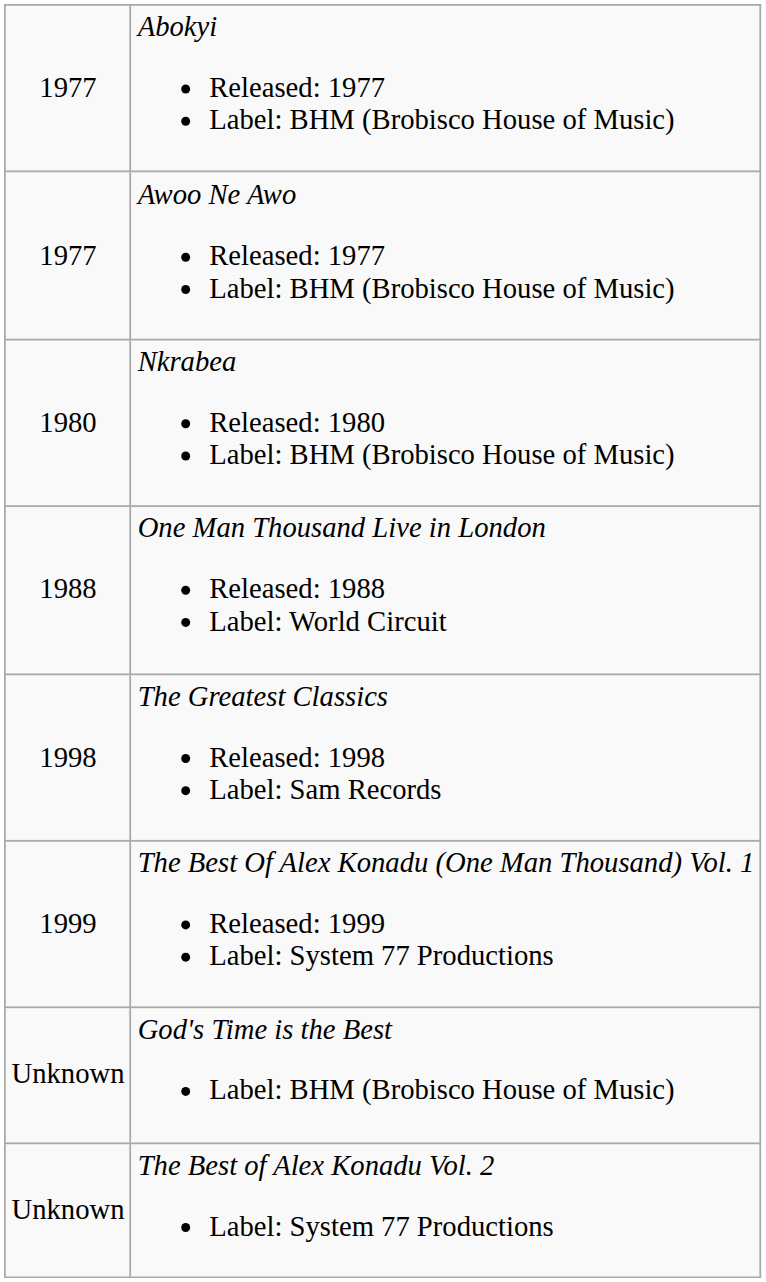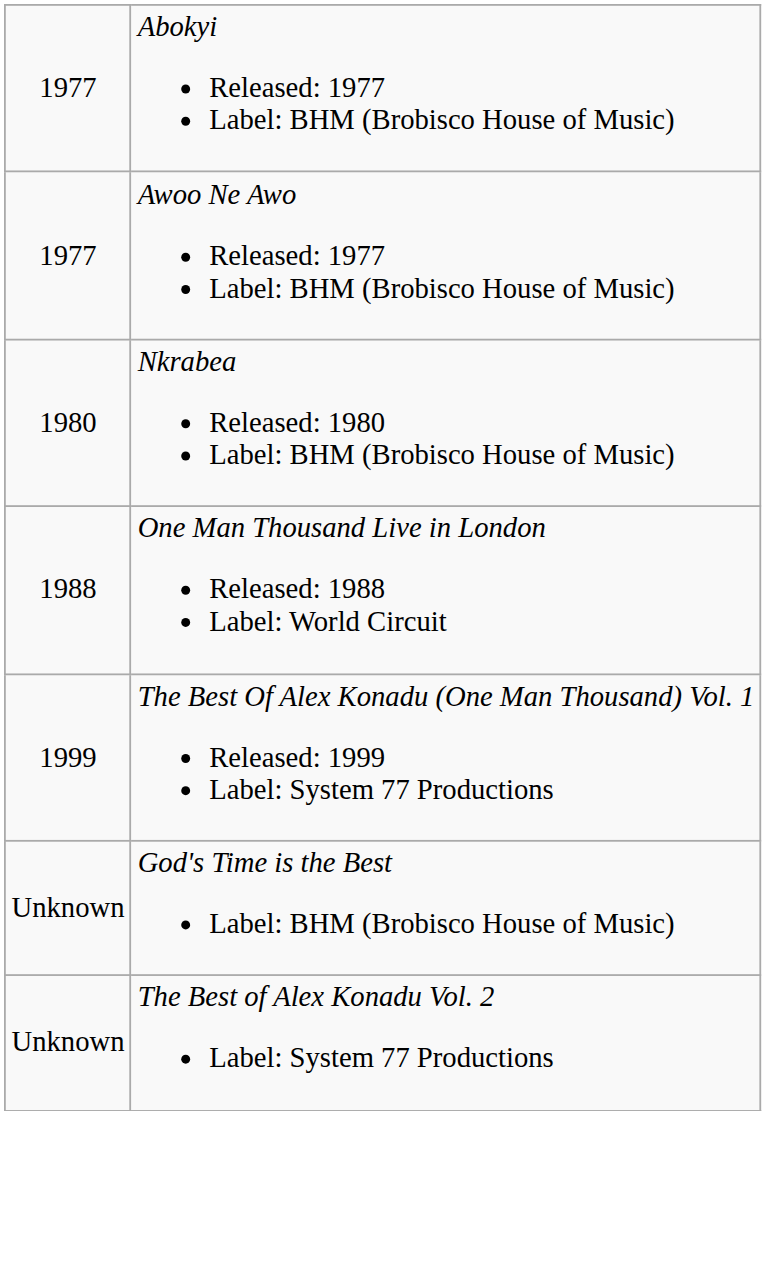- row: (446, 743)
